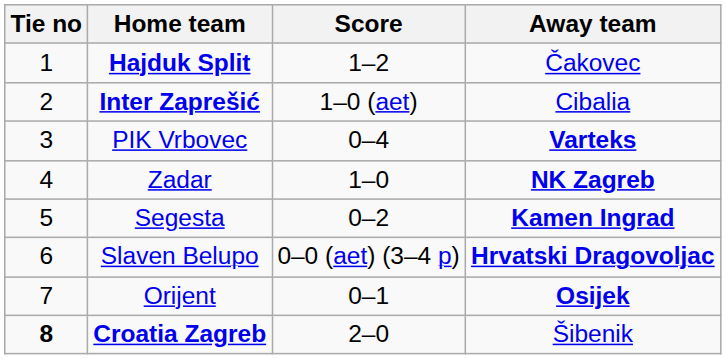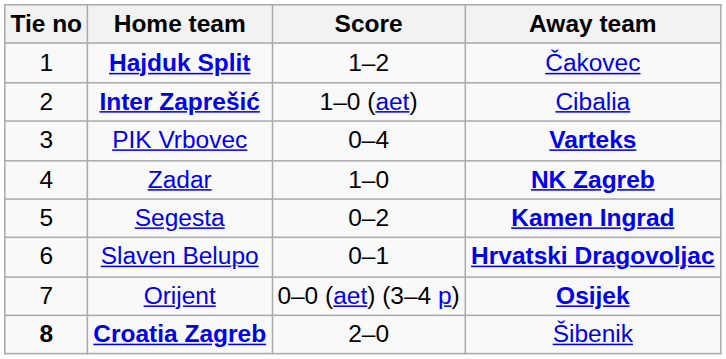(369, 256) 0–0 (aet) (3–4 p) -> (369, 256) 0–1
(369, 295) 0–1 -> (369, 295) 0–0 (aet) (3–4 p)
